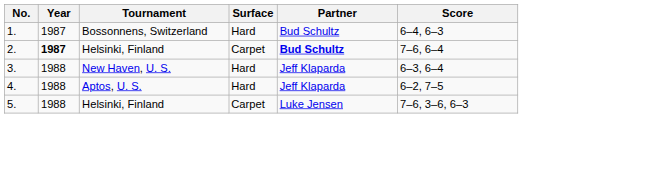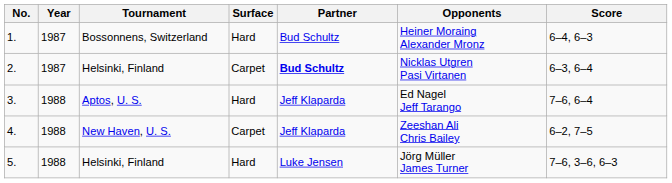+ column: (472, 13)
(53, 49) bold -> (53, 68) normal
(422, 49) 7–6, 6–4 -> (571, 68) 6–3, 6–4
(126, 67) New Haven, U. S. -> (112, 99) Aptos, U. S.
(422, 67) 6–3, 6–4 -> (571, 99) 7–6, 6–4
(112, 85) Aptos, U. S. -> (126, 130) New Haven, U. S.
(243, 85) Hard -> (248, 130) Carpet
(248, 103) Carpet -> (243, 162) Hard
